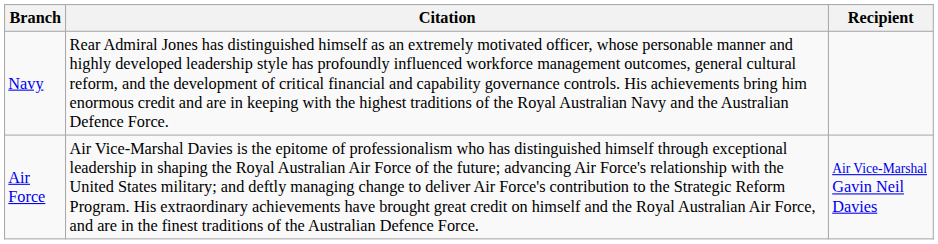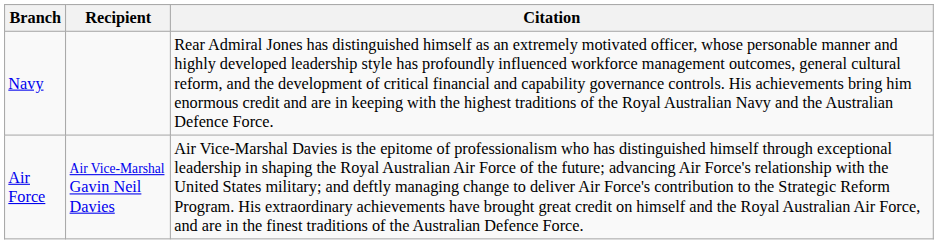columns swapped: (881, 18) <-> (447, 18)
